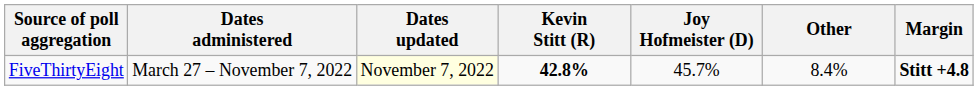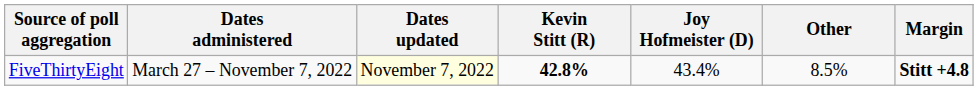(697, 70) 45.7% -> (697, 70) 43.4%
(829, 70) 8.4% -> (829, 70) 8.5%
